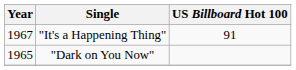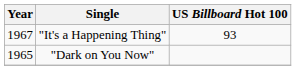(230, 34) 91 -> (230, 34) 93
